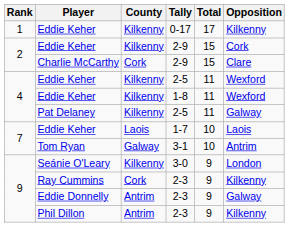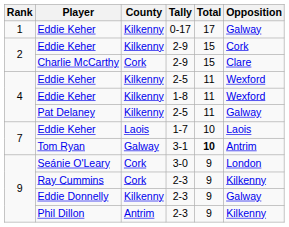(246, 29) Kilkenny -> (244, 29) Galway
(209, 146) normal -> (209, 146) bold
(144, 163) Kilkenny -> (135, 163) Cork
(139, 197) Antrim -> (144, 197) Kilkenny
